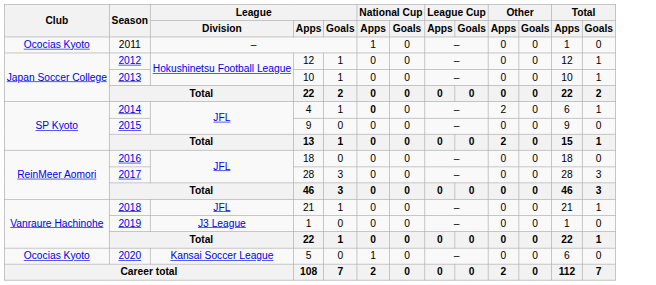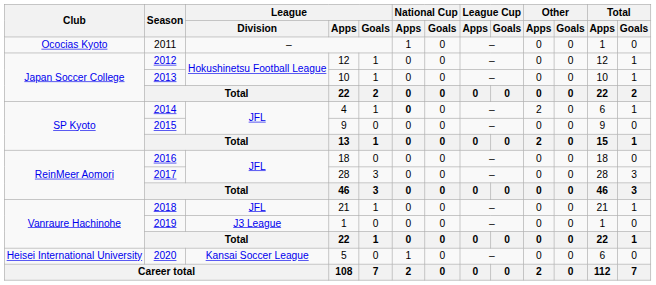(57, 256) Ococias Kyoto -> (74, 256) Heisei International University
